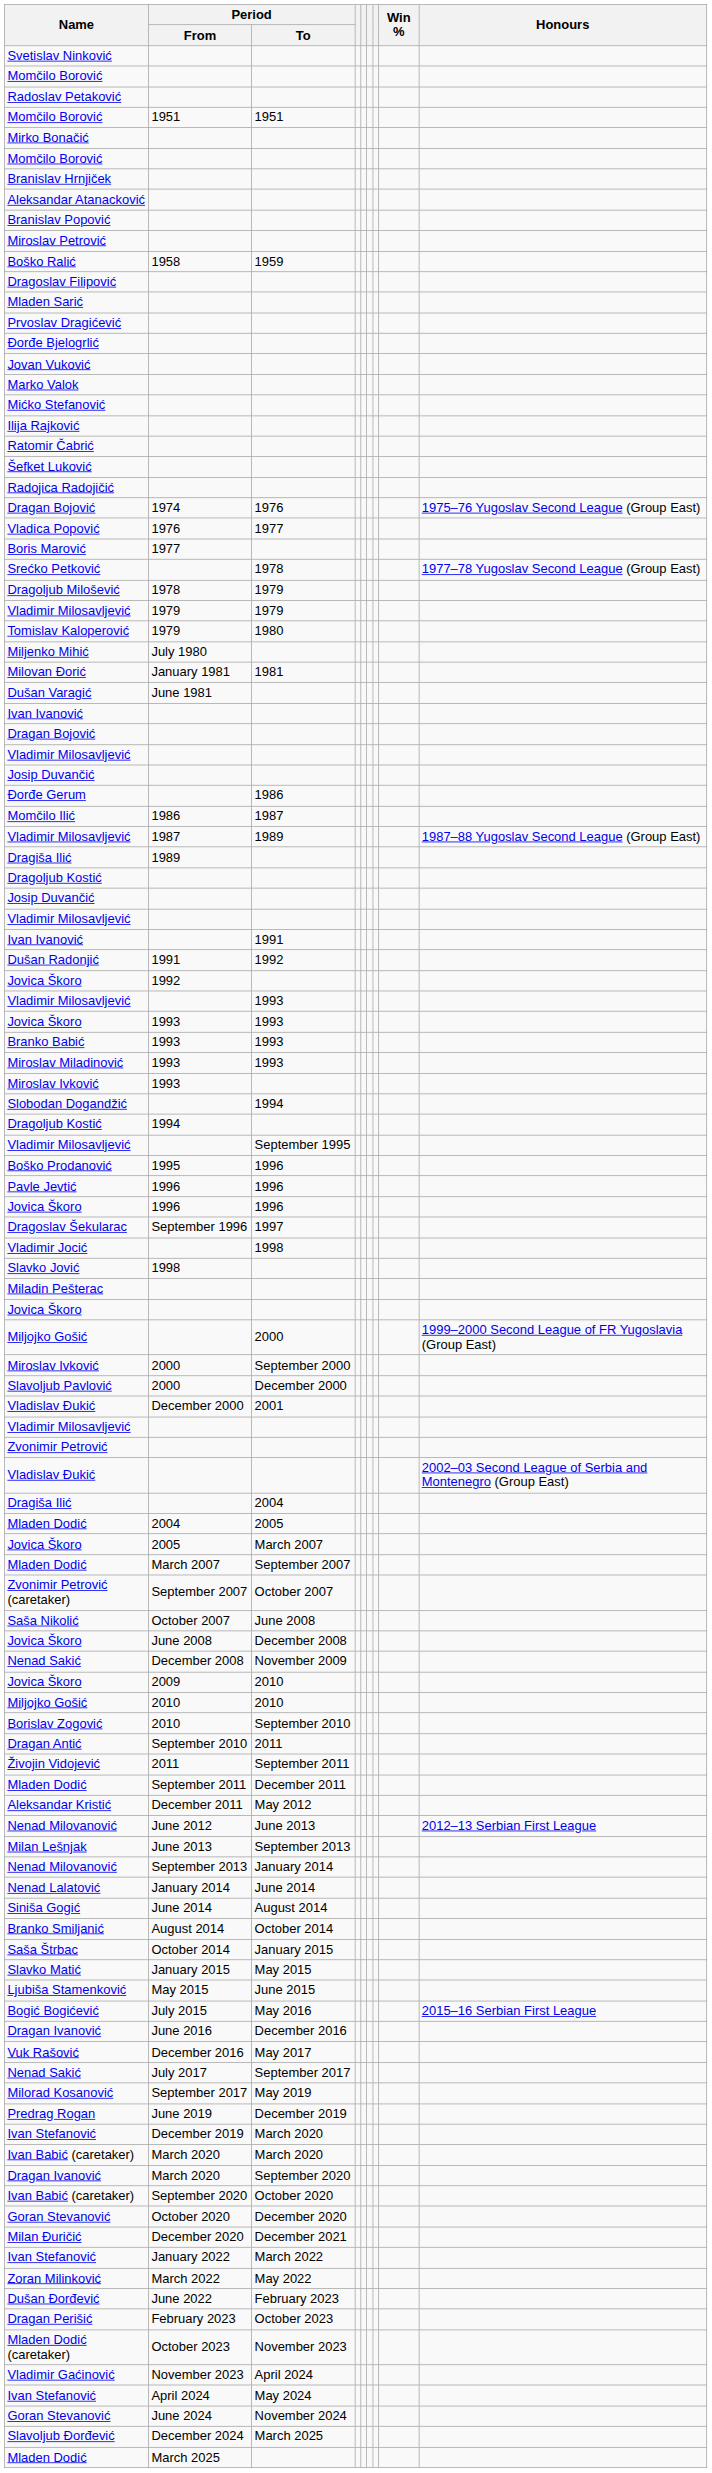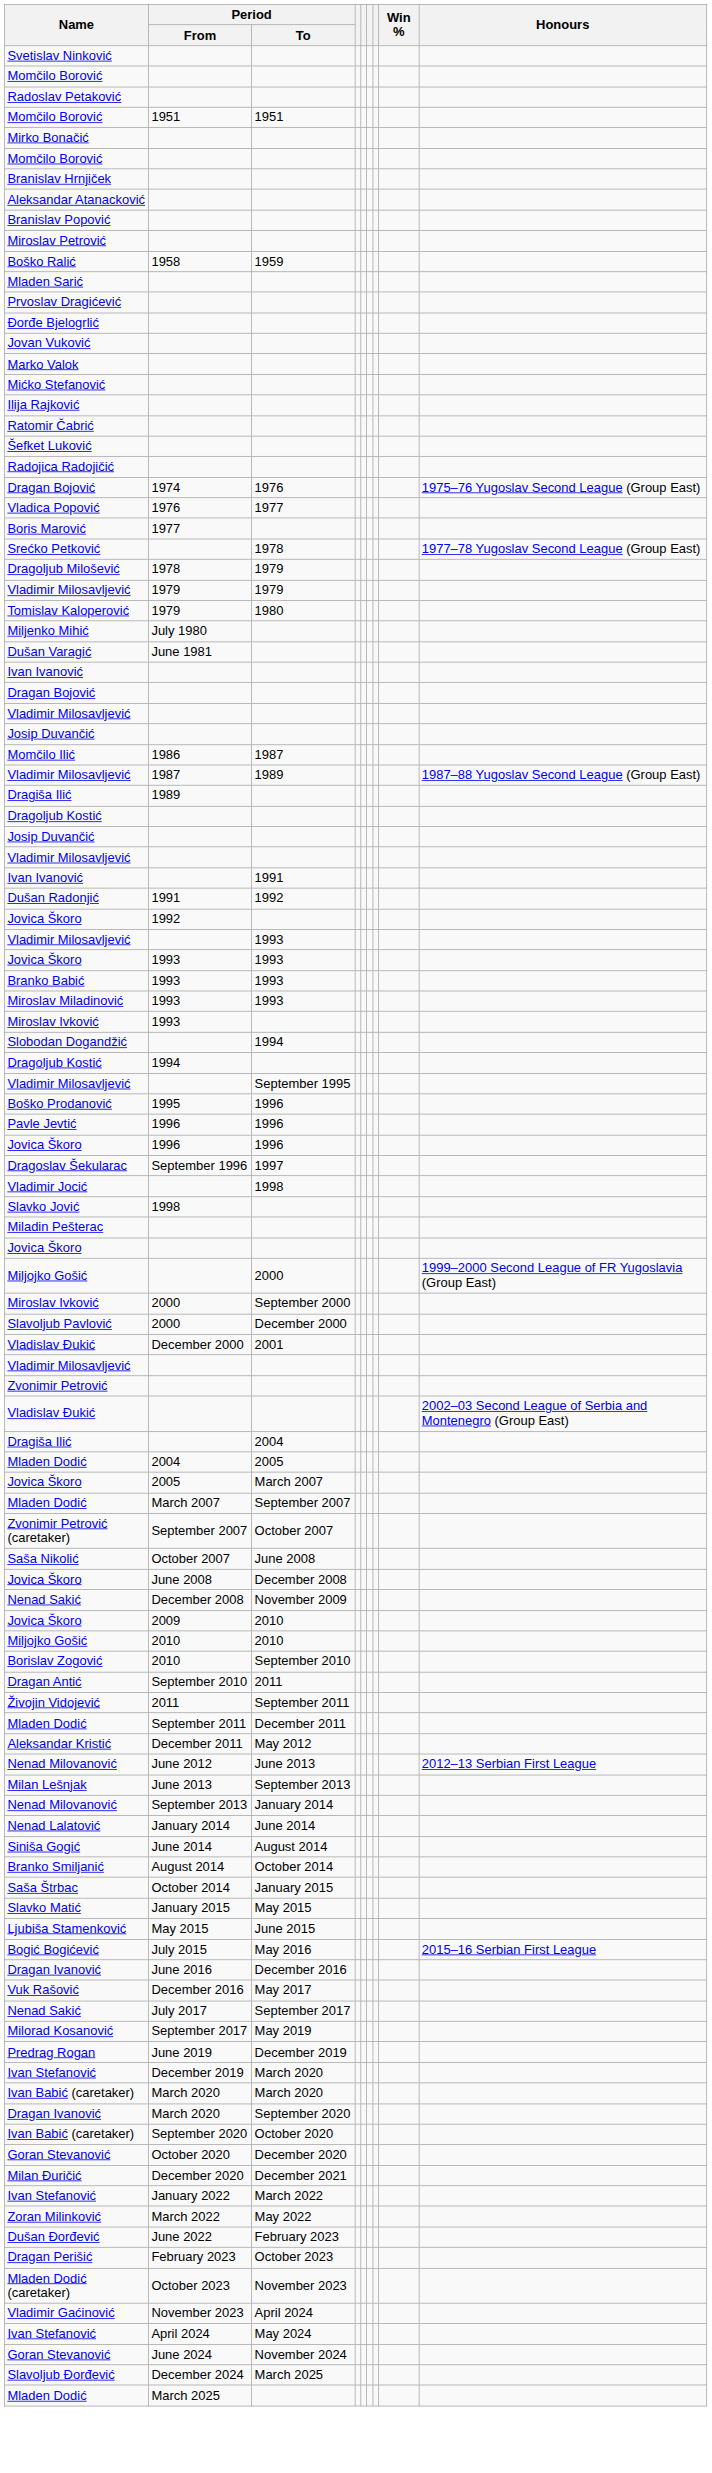- row: (62, 281)
- row: (47, 672)
- row: (47, 795)
